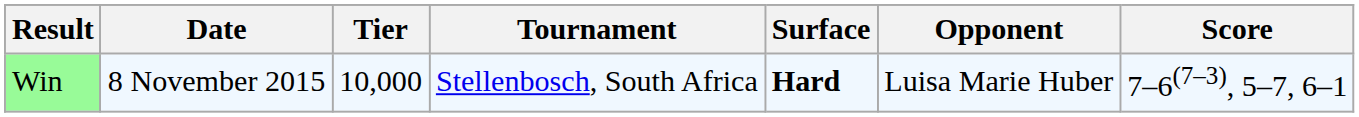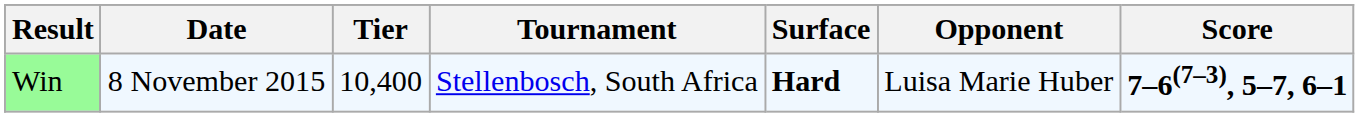(381, 81) 10,000 -> (381, 81) 10,400
(1237, 81) normal -> (1237, 81) bold
